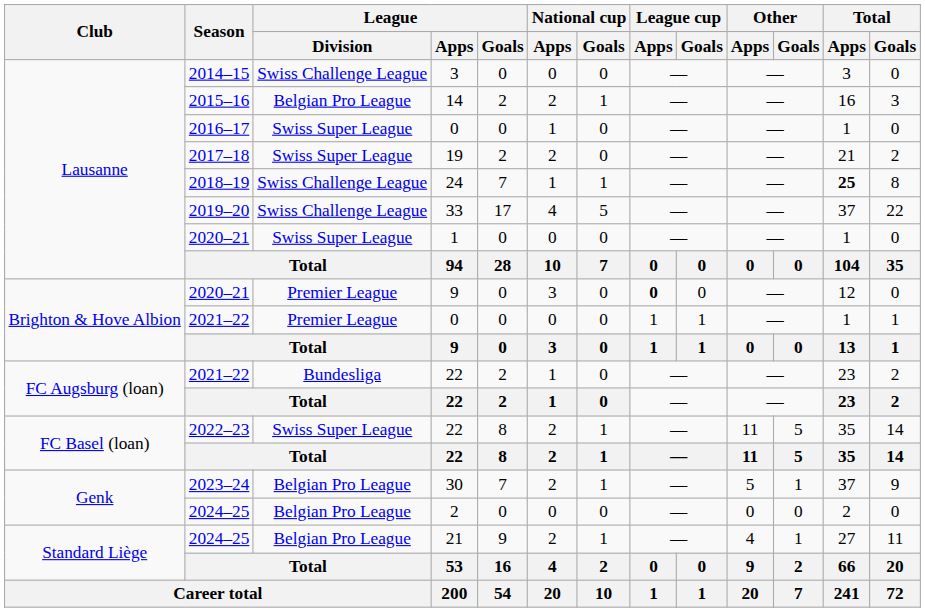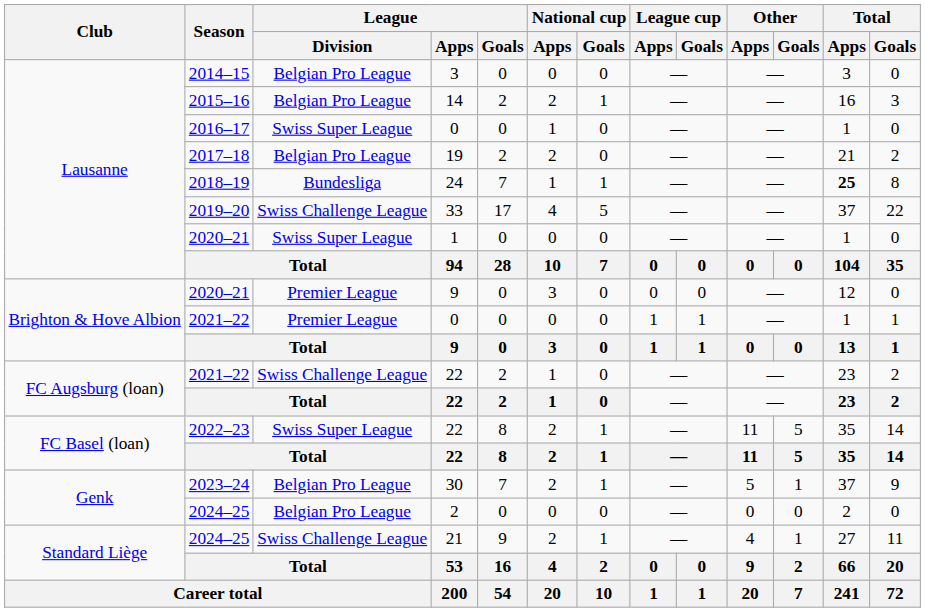(342, 73) Swiss Challenge League -> (342, 73) Belgian Pro League
(342, 155) Swiss Super League -> (342, 155) Belgian Pro League
(342, 182) Swiss Challenge League -> (342, 182) Bundesliga
(653, 292) bold -> (653, 292) normal
(342, 374) Bundesliga -> (342, 374) Swiss Challenge League
(342, 538) Belgian Pro League -> (342, 538) Swiss Challenge League
